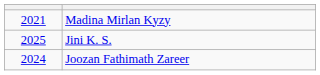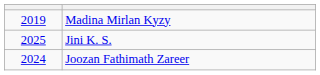(33, 20) 2021 -> (33, 20) 2019
